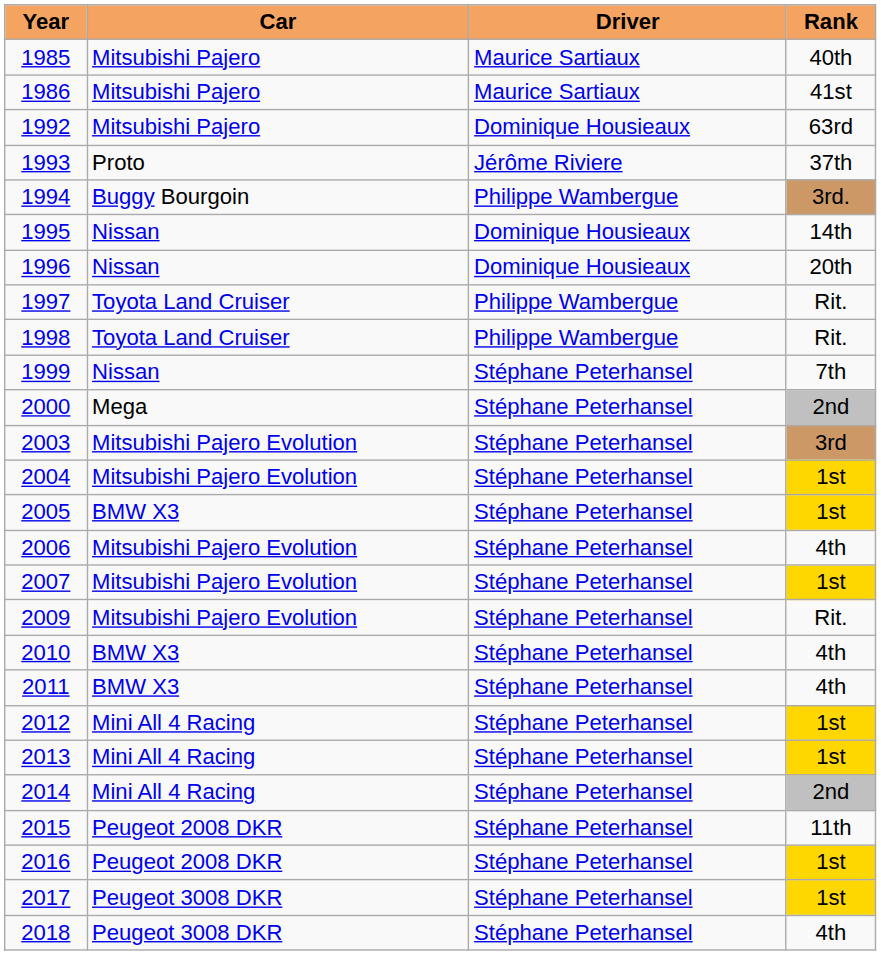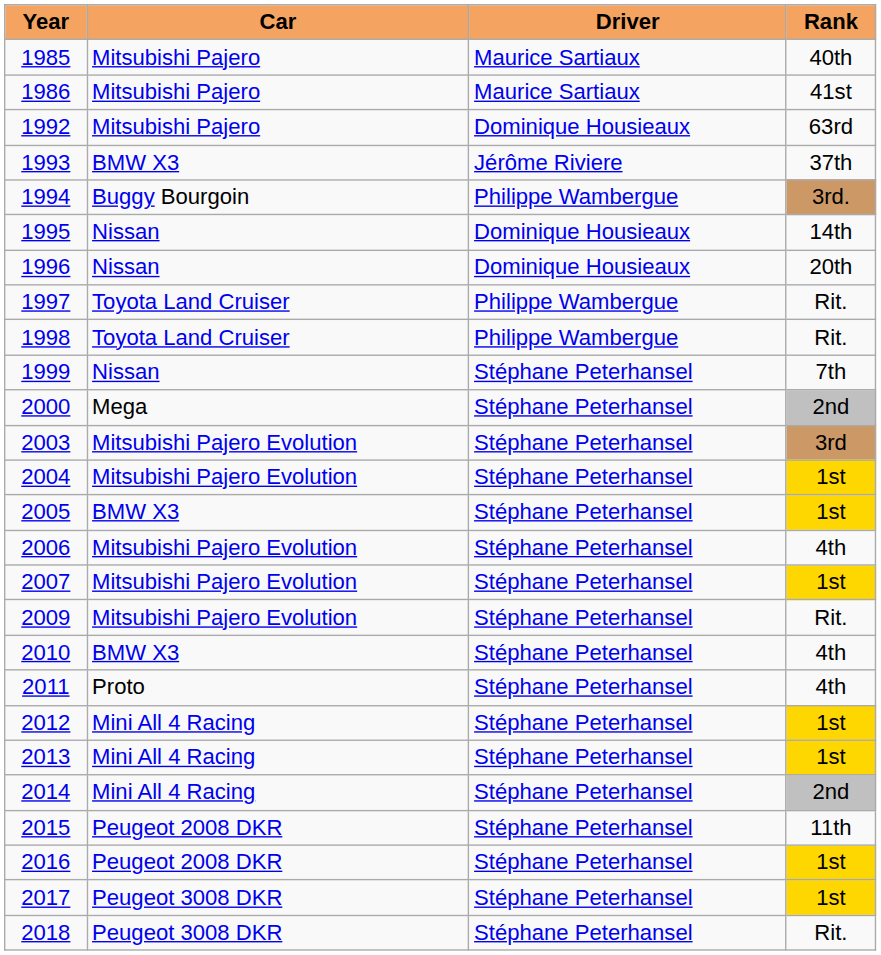(118, 162) Proto -> (136, 162) BMW X3
(136, 687) BMW X3 -> (118, 687) Proto
(831, 932) 4th -> (831, 932) Rit.
